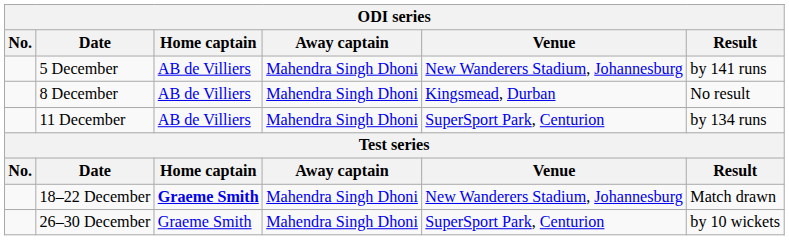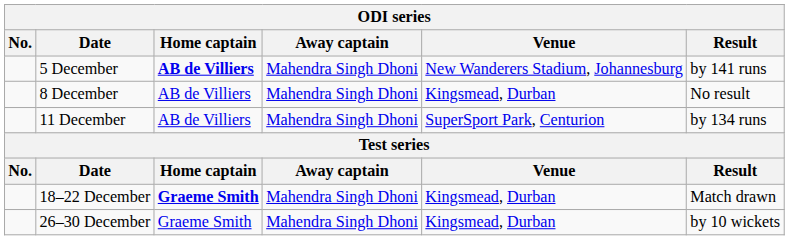(204, 68) normal -> (206, 68) bold
(554, 196) New Wanderers Stadium, Johannesburg -> (490, 196) Kingsmead, Durban
(515, 222) SuperSport Park, Centurion -> (490, 222) Kingsmead, Durban
